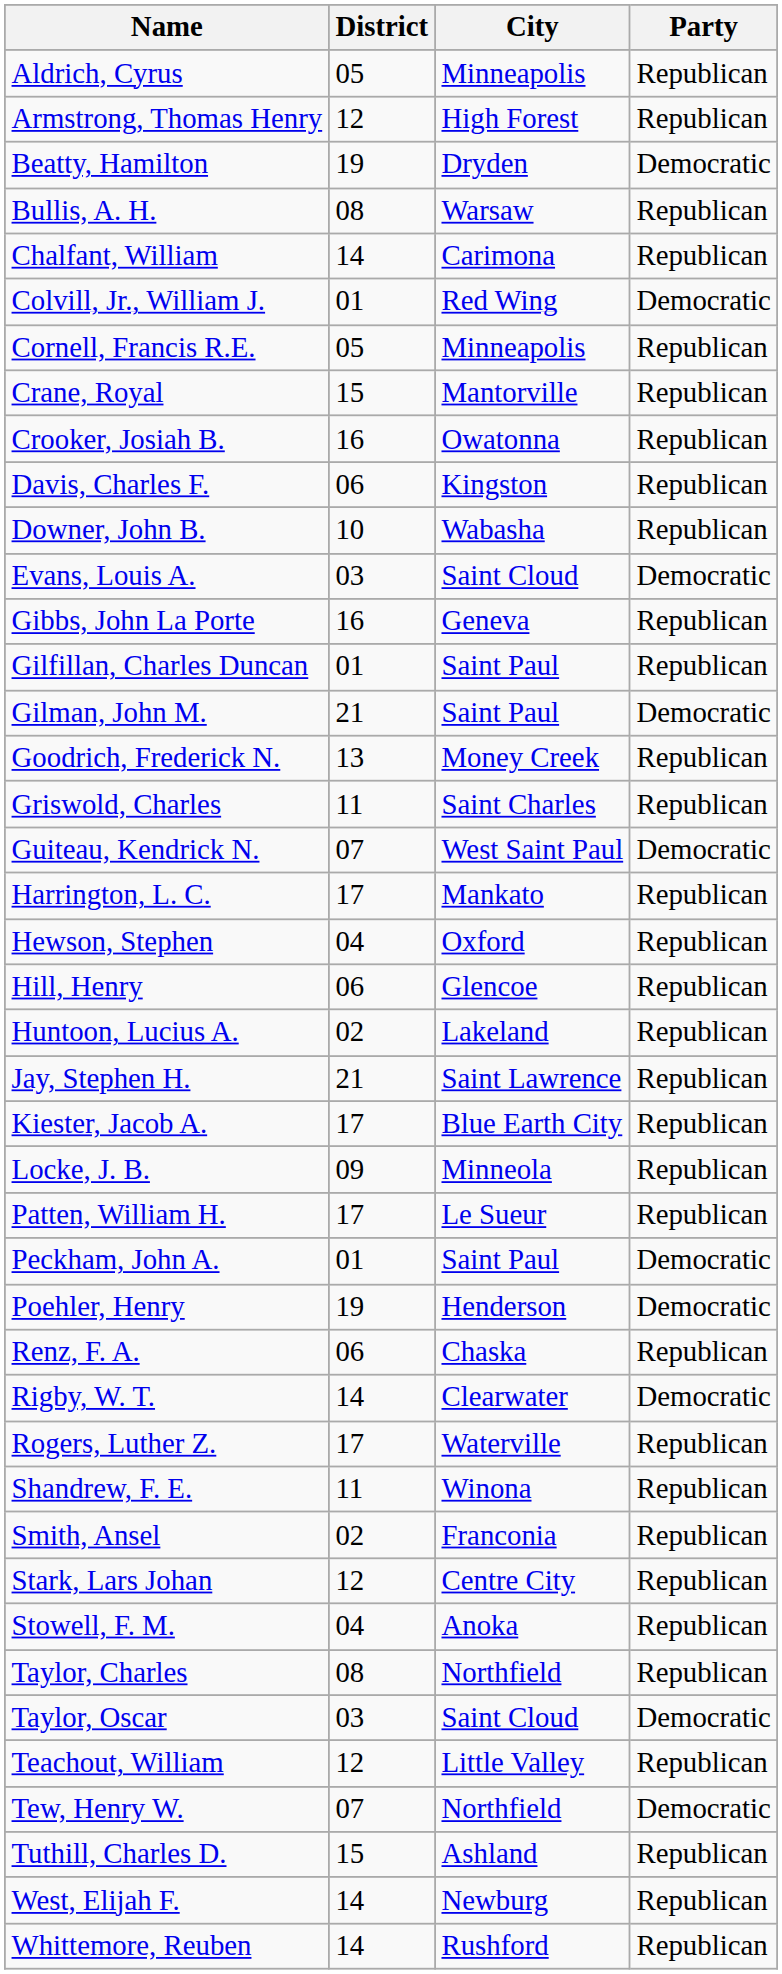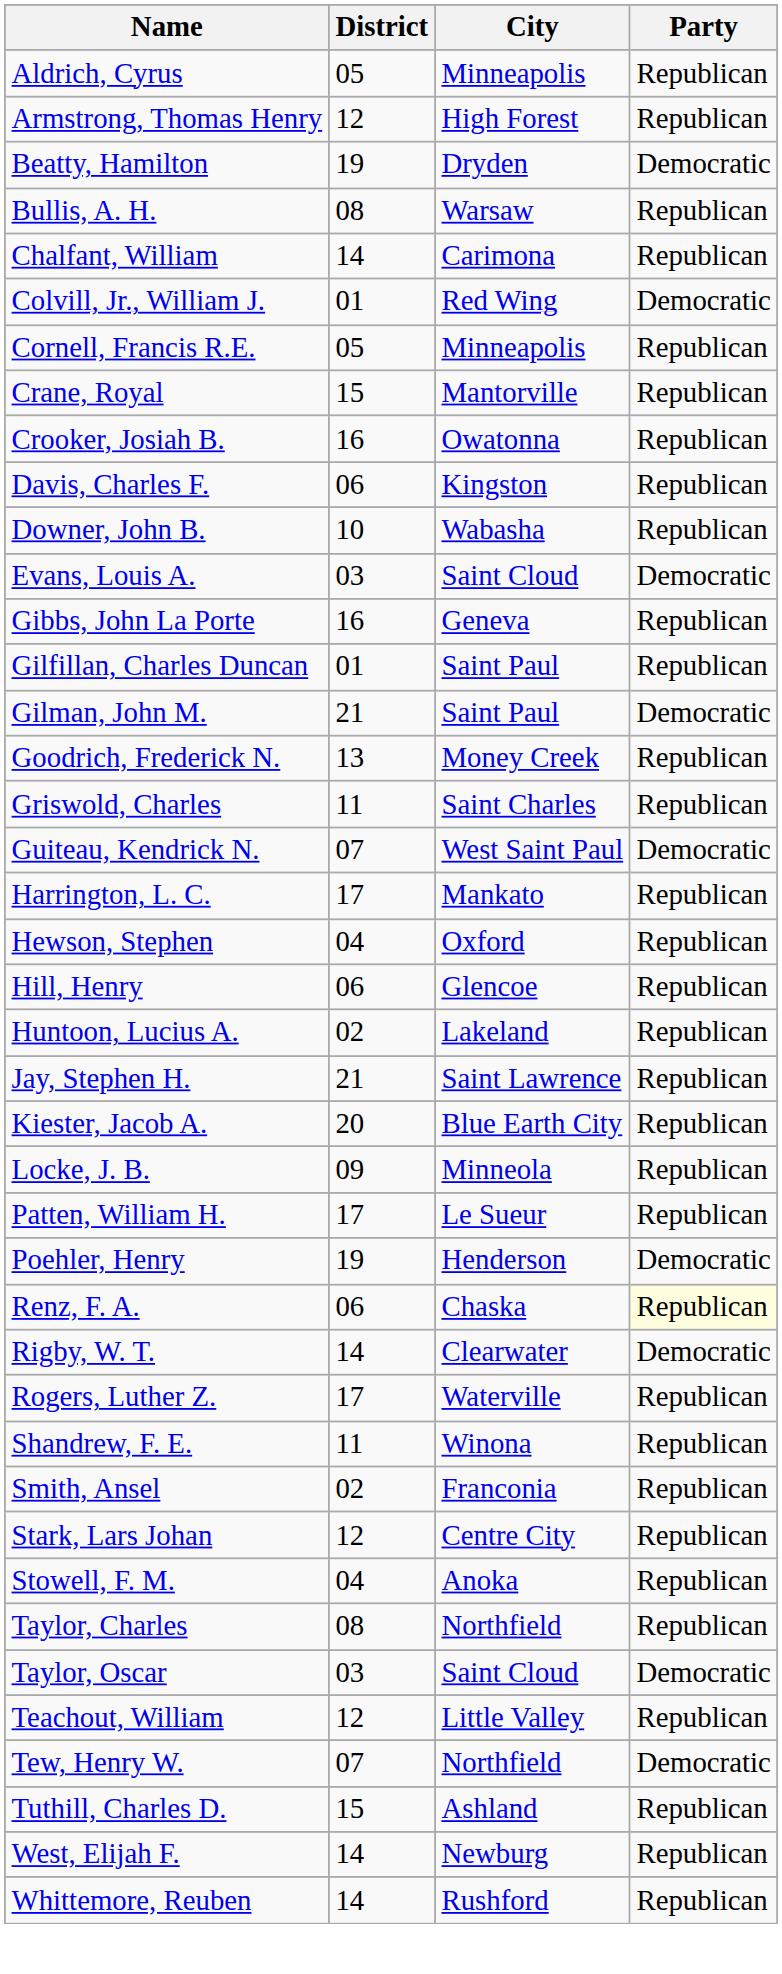(350, 1123) 17 -> (350, 1123) 20
- row: (116, 1260)
(702, 1351) no background -> (702, 1306) lightyellow background
